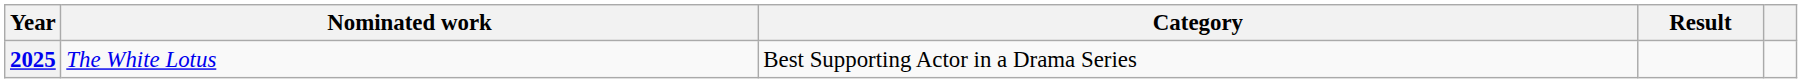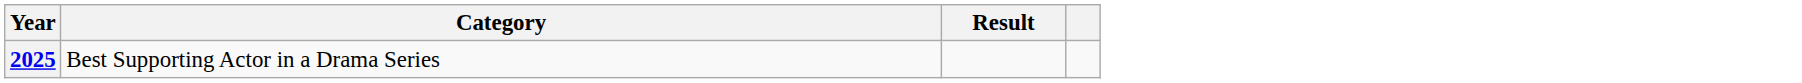- column: (409, 22)
